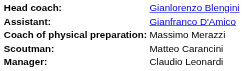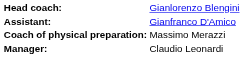- row: (29, 48)
